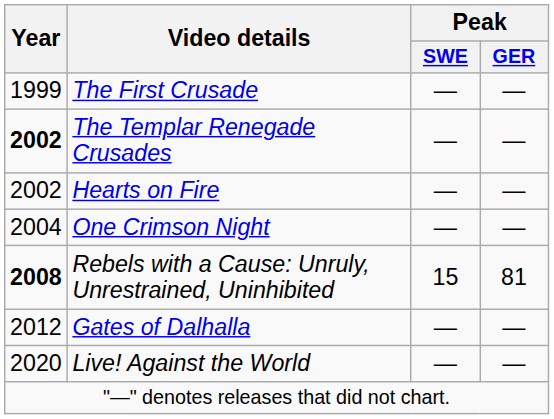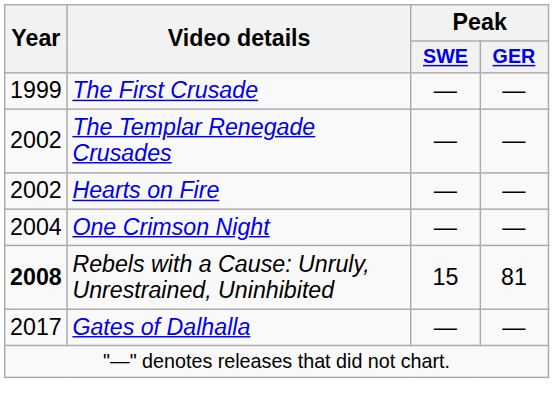(36, 140) bold -> (36, 140) normal
(36, 326) 2012 -> (36, 326) 2017
- row: (191, 363)
